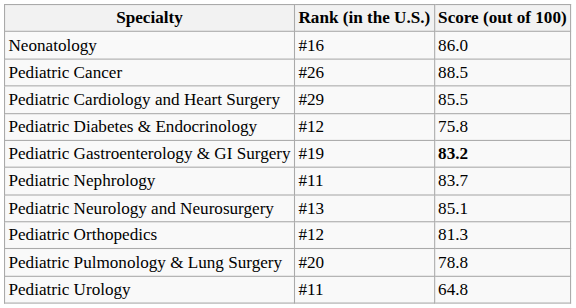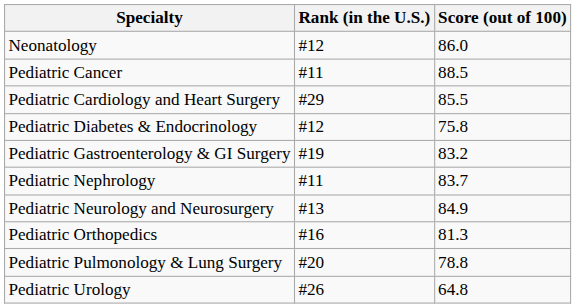(311, 45) #16 -> (311, 45) #12
(311, 72) #26 -> (311, 72) #11
(453, 153) bold -> (453, 153) normal
(453, 208) 85.1 -> (453, 208) 84.9
(311, 235) #12 -> (311, 235) #16
(311, 289) #11 -> (311, 289) #26
